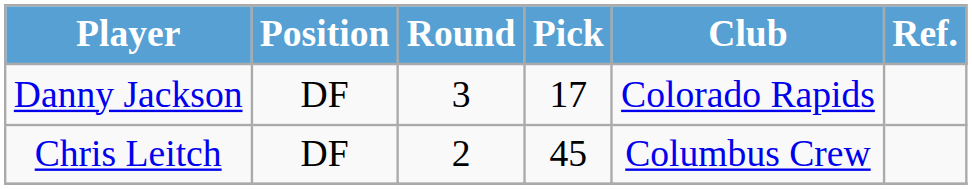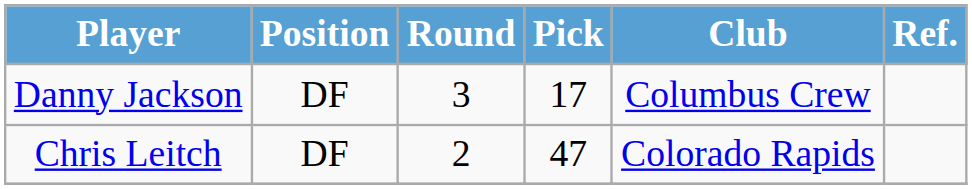(748, 93) Colorado Rapids -> (748, 93) Columbus Crew
(568, 153) 45 -> (568, 153) 47
(748, 153) Columbus Crew -> (748, 153) Colorado Rapids
